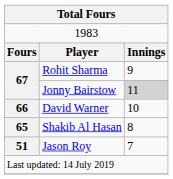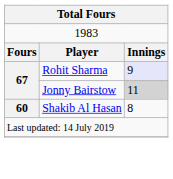(130, 71) no background -> (130, 71) lavender background
- row: (75, 108)
(22, 127) 65 -> (22, 108) 60
- row: (67, 146)
